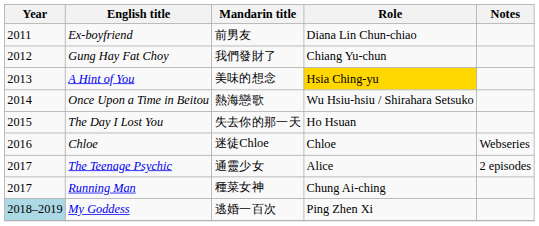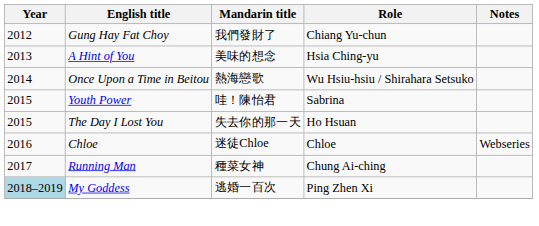- row: (101, 34)
(343, 78) gold background -> (343, 56) no background
+ row: (100, 100)
- row: (120, 166)
